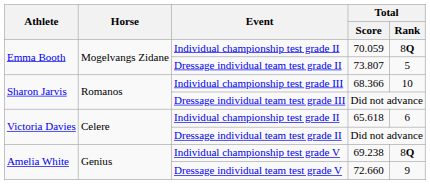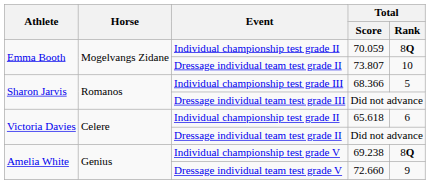(407, 65) 5 -> (407, 65) 10
(407, 83) 10 -> (407, 83) 5
